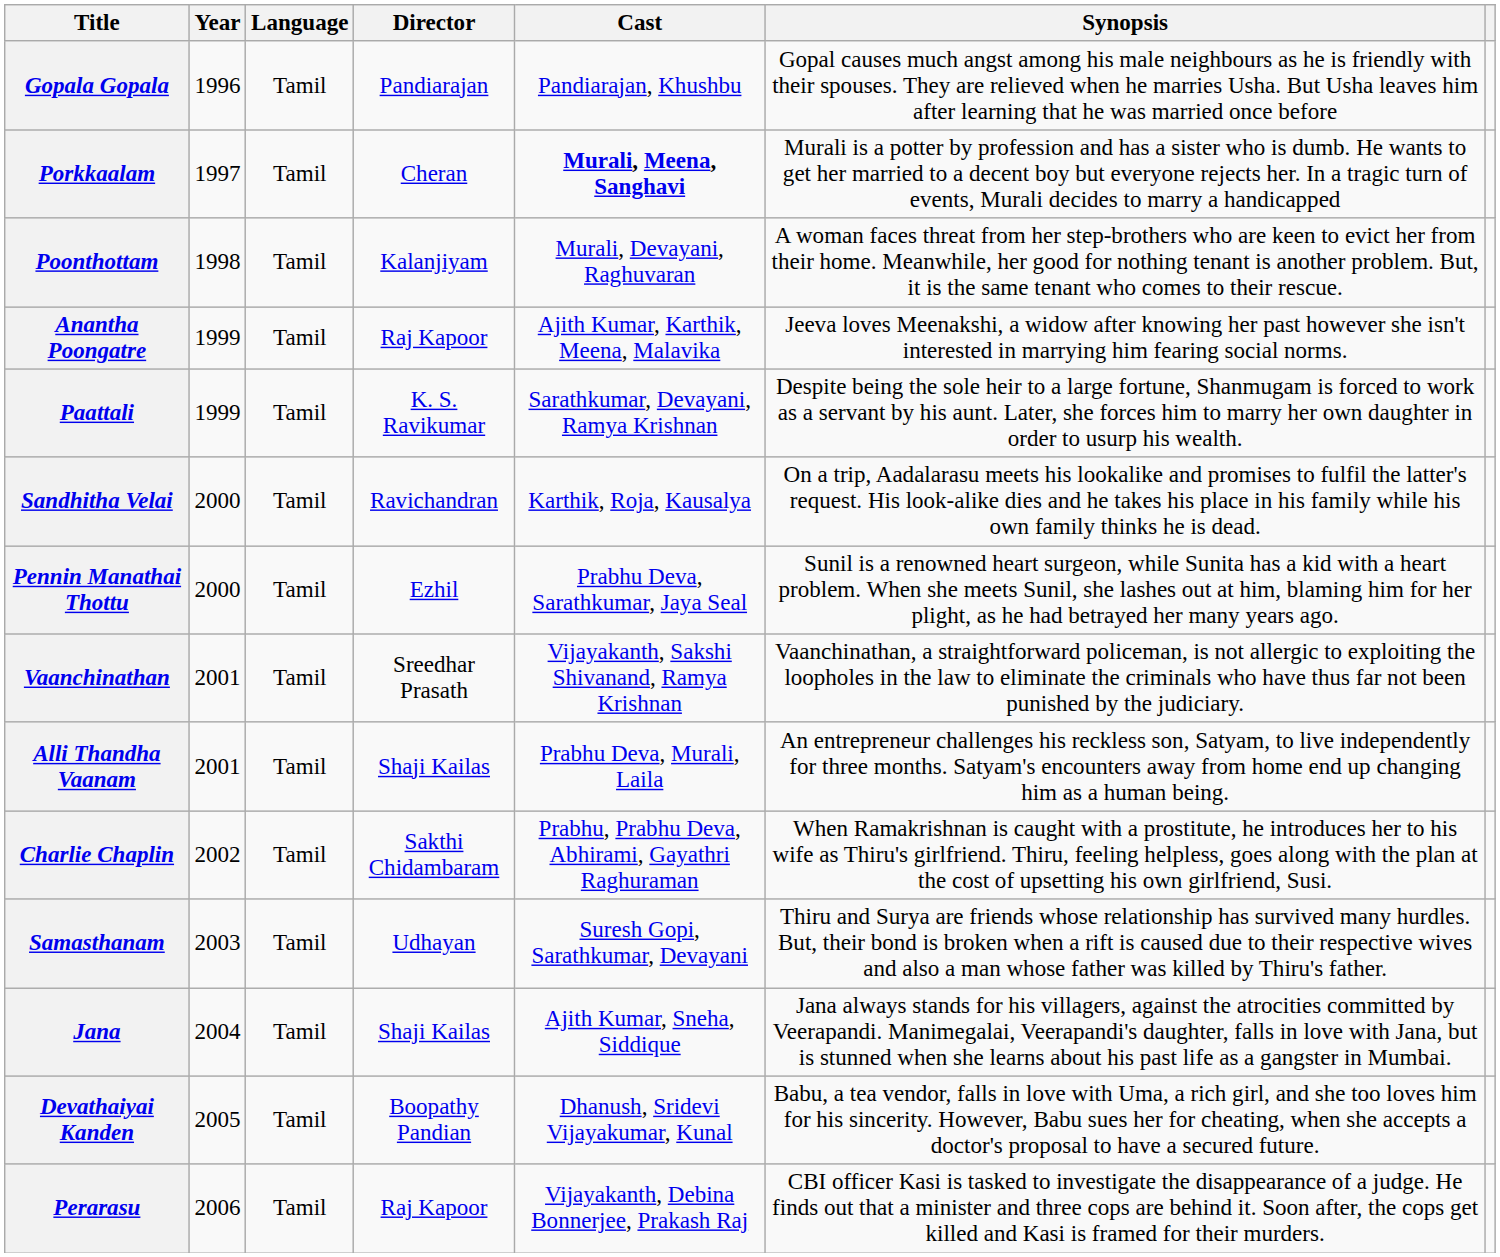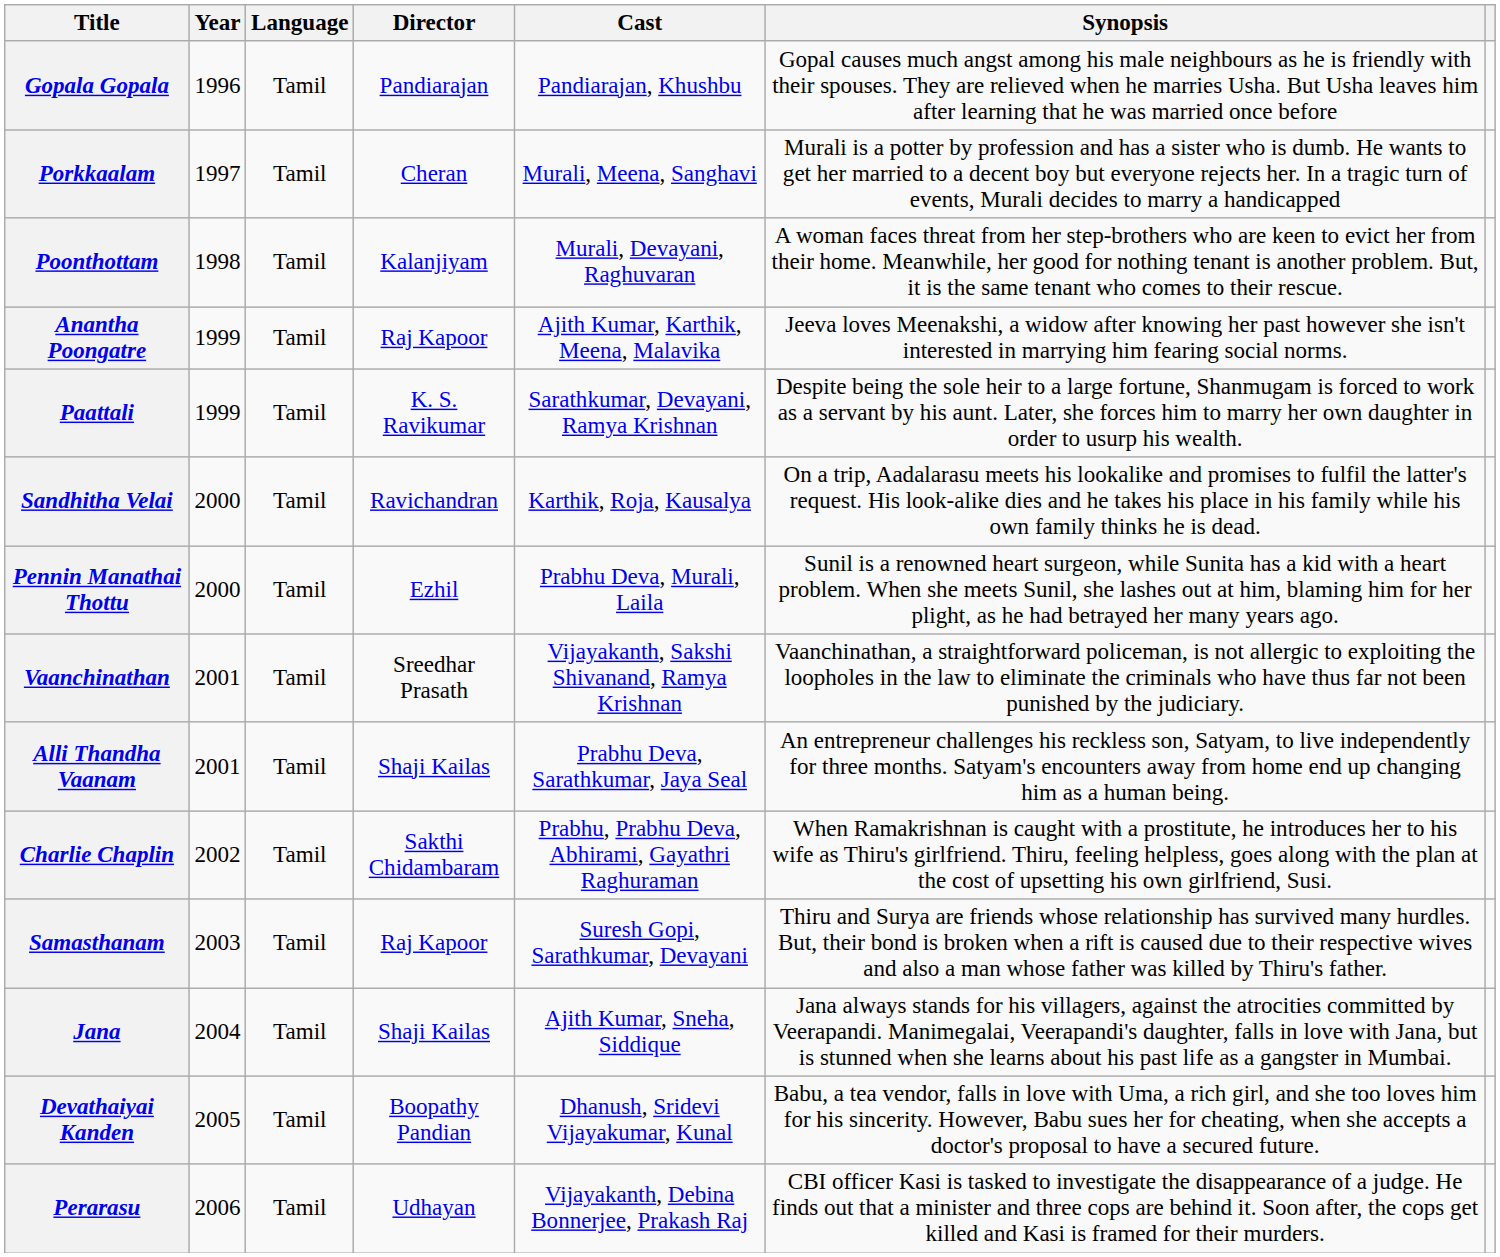(640, 173) bold -> (640, 173) normal
(640, 589) Prabhu Deva, Sarathkumar, Jaya Seal -> (640, 589) Prabhu Deva, Murali, Laila
(640, 766) Prabhu Deva, Murali, Laila -> (640, 766) Prabhu Deva, Sarathkumar, Jaya Seal
(434, 943) Udhayan -> (434, 943) Raj Kapoor
(434, 1208) Raj Kapoor -> (434, 1208) Udhayan
